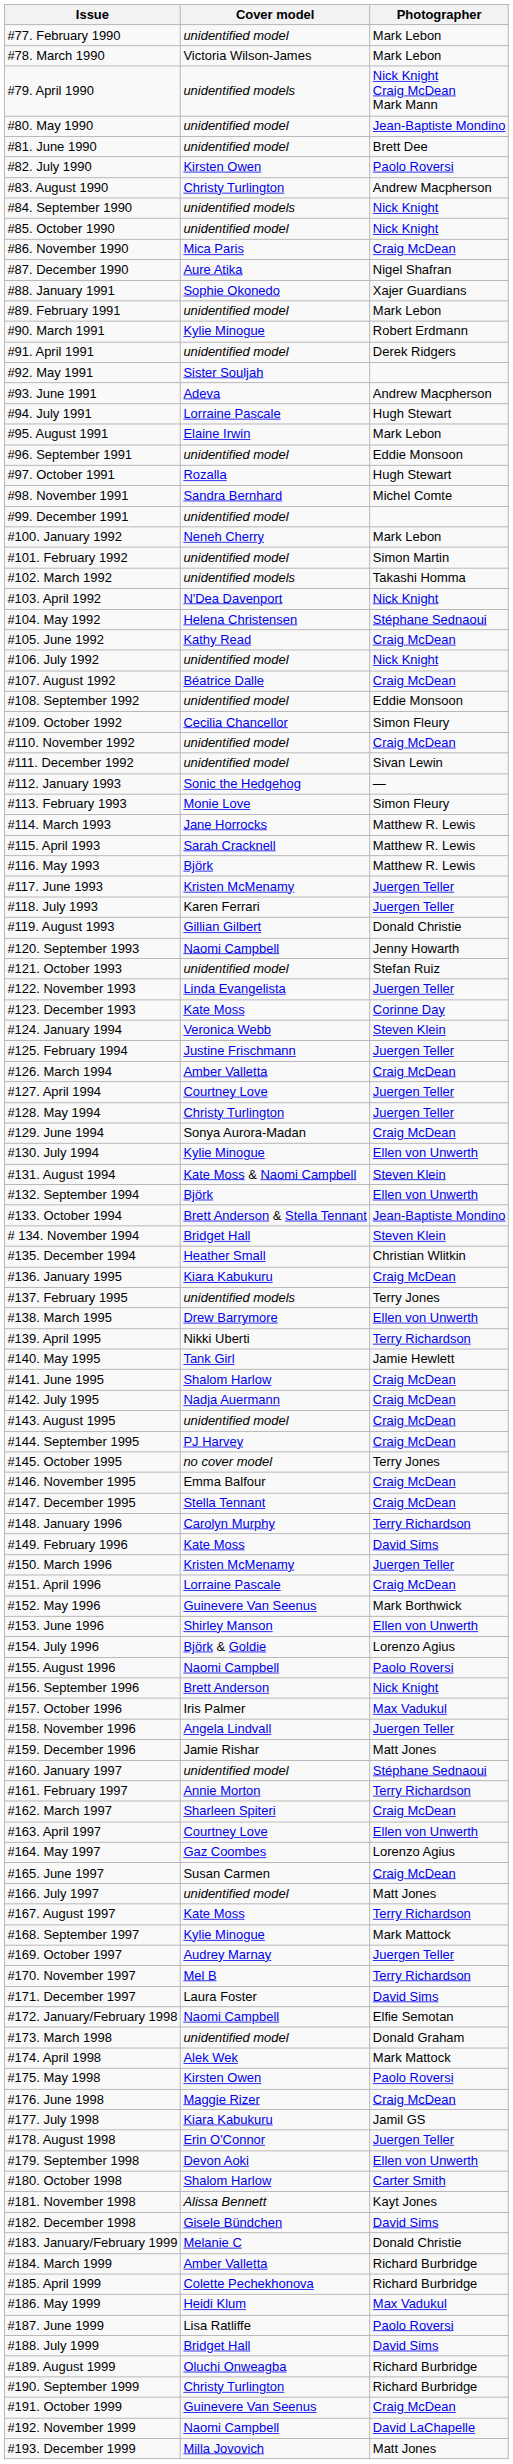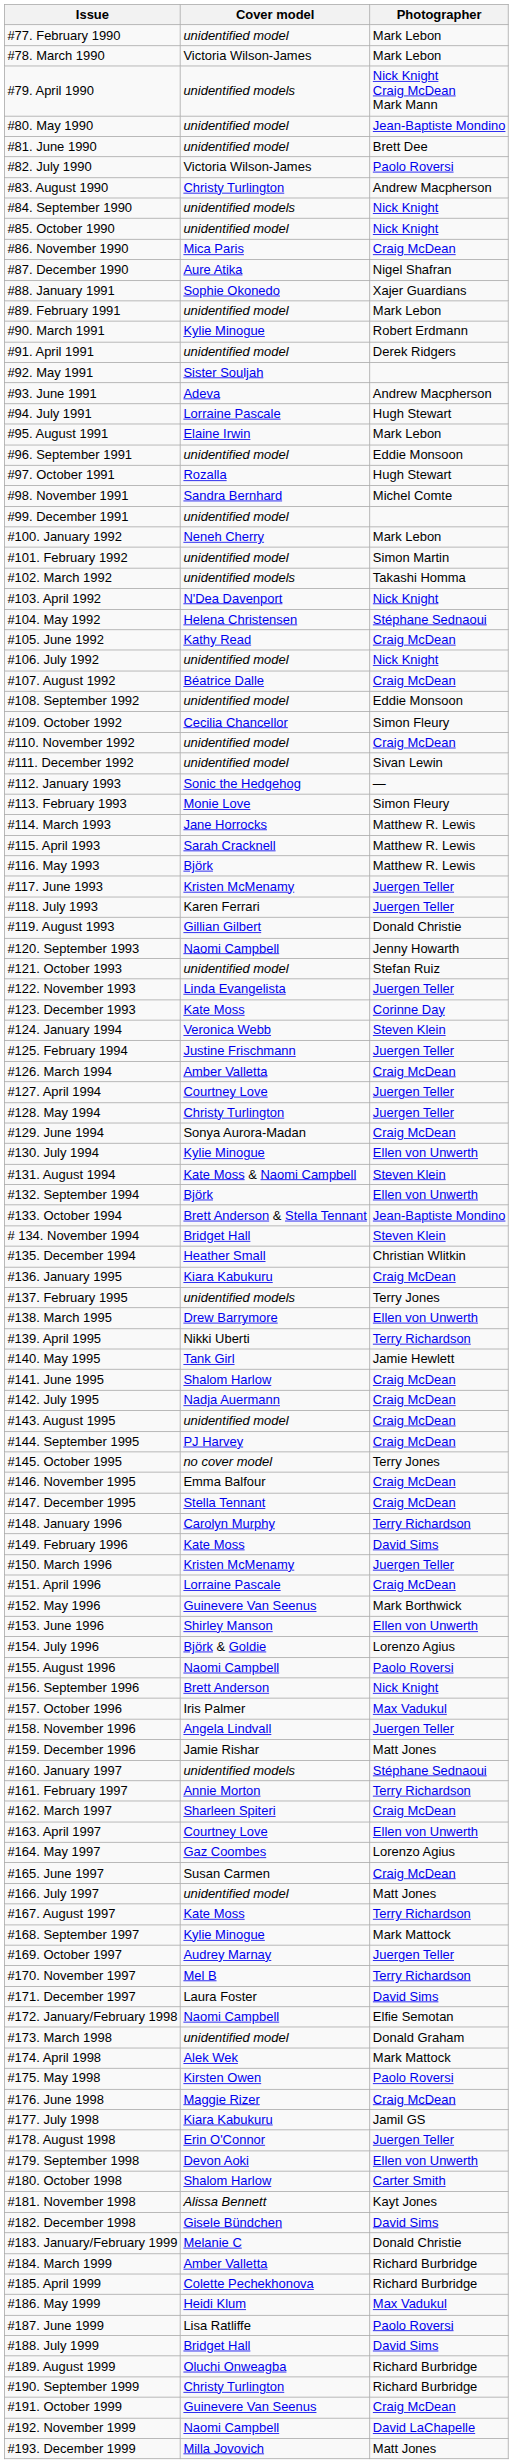(222, 167) Kirsten Owen -> (247, 167) Victoria Wilson-James
(236, 1770) unidentified model -> (239, 1770) unidentified models
